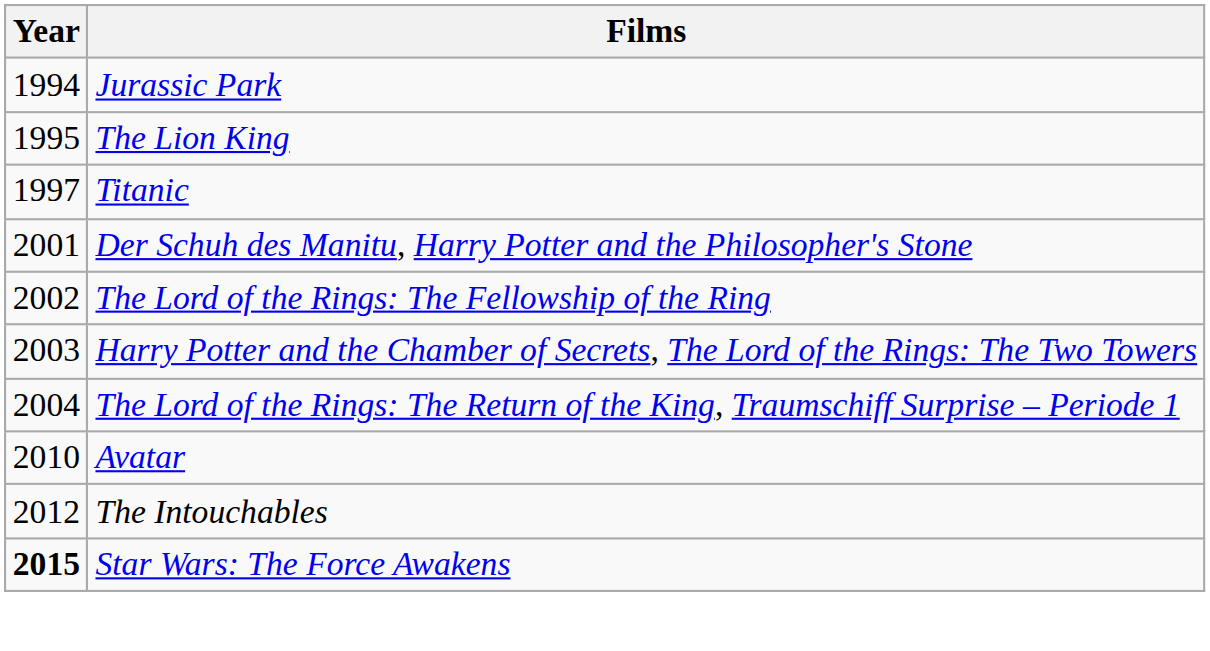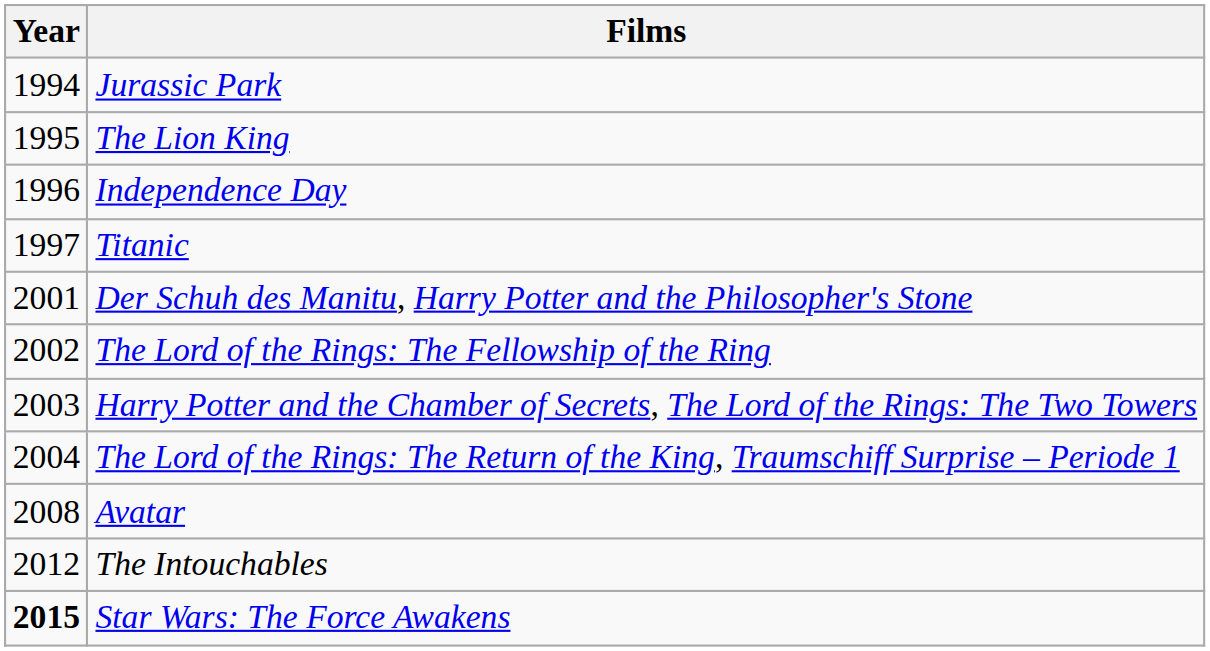+ row: (221, 191)
(46, 457) 2010 -> (46, 510) 2008
